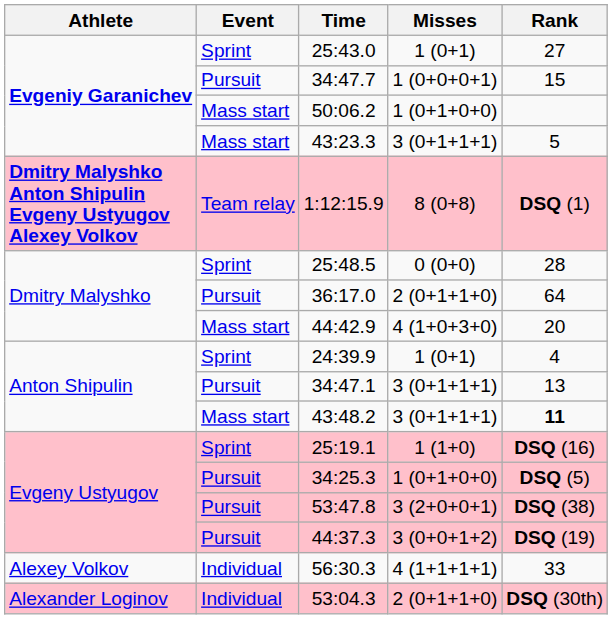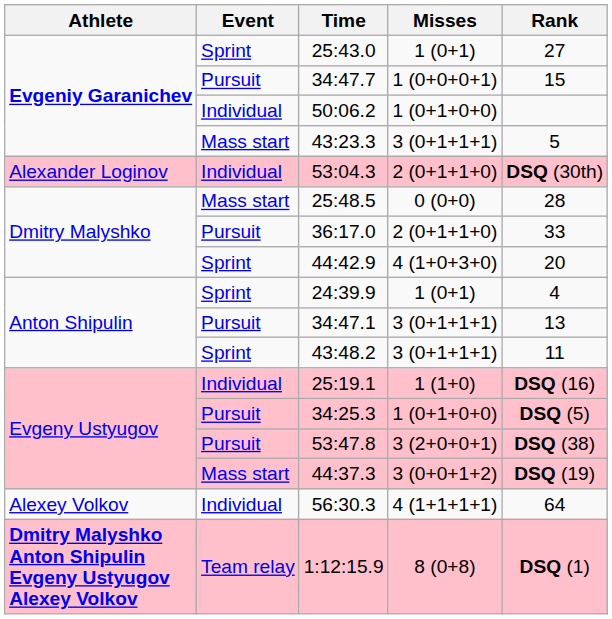(245, 111) Mass start -> (242, 111) Individual
rows swapped: (344, 598) <-> (344, 203)
(226, 266) Sprint -> (245, 202) Mass start
(555, 296) 64 -> (555, 232) 33
(245, 326) Mass start -> (226, 262) Sprint
(245, 417) Mass start -> (226, 353) Sprint
(555, 417) bold -> (555, 353) normal
(226, 447) Sprint -> (242, 383) Individual
(231, 538) Pursuit -> (245, 474) Mass start
(555, 568) 33 -> (555, 504) 64
